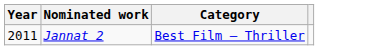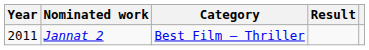+ column: (333, 15)
